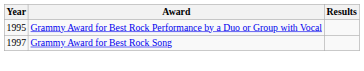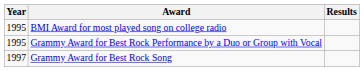+ row: (129, 27)
